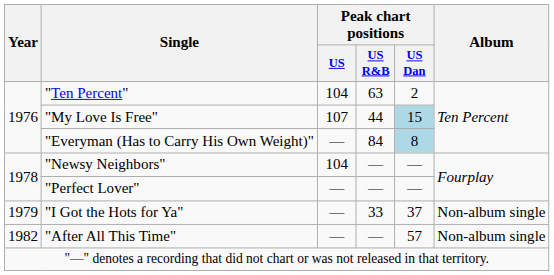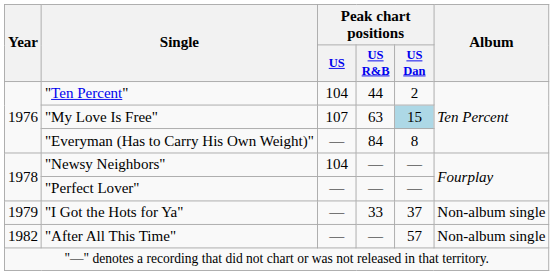(376, 93) 63 -> (376, 93) 44
(376, 117) 44 -> (376, 117) 63
(414, 140) lightblue background -> (414, 140) no background
